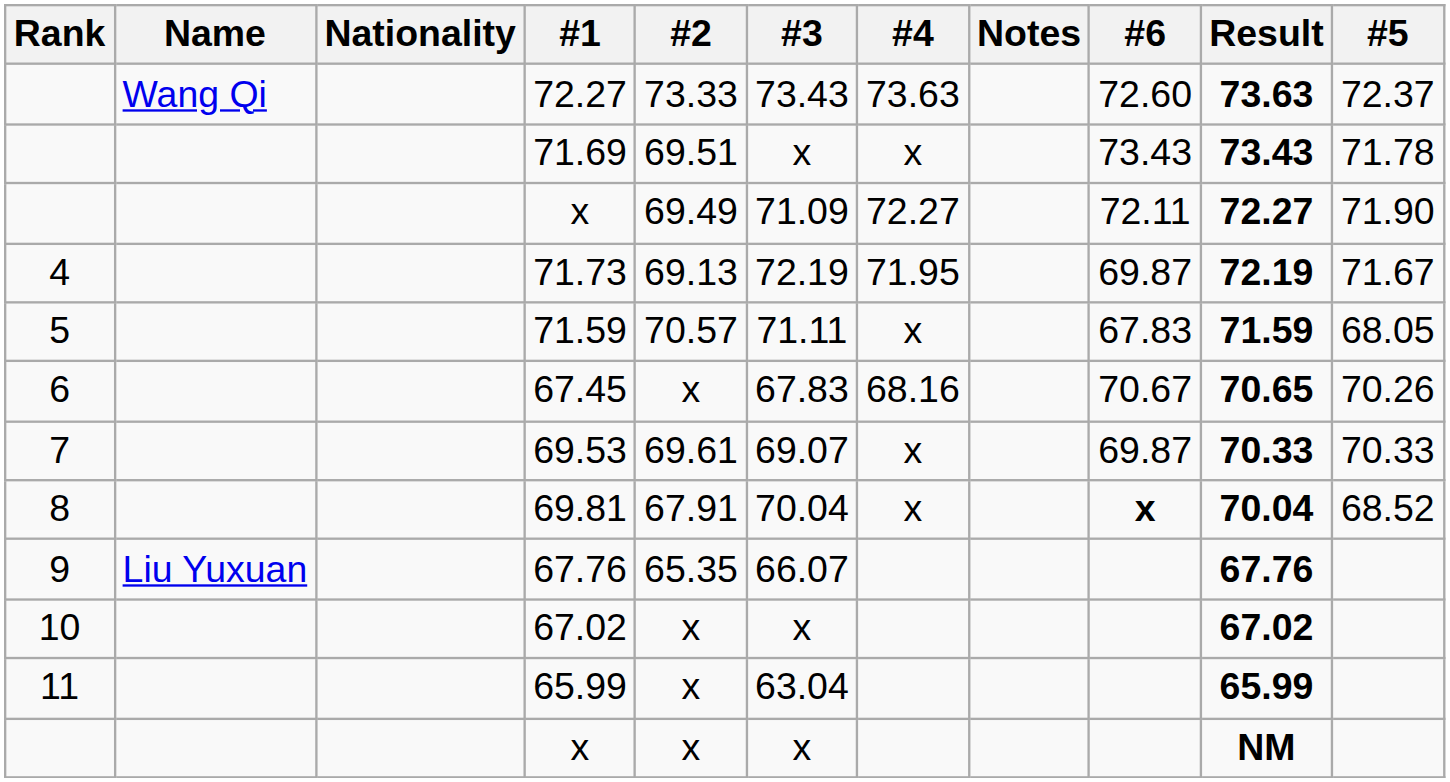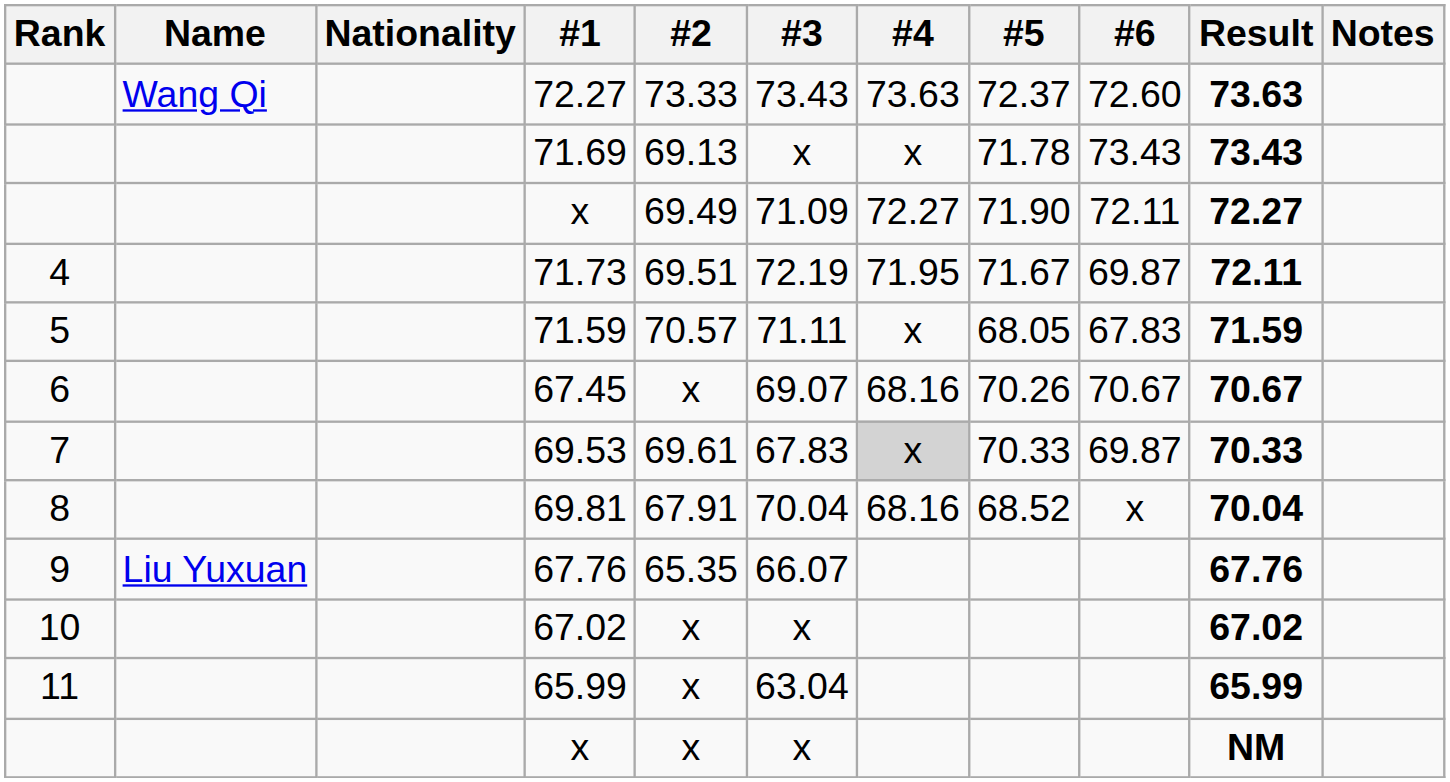columns swapped: (1388, 34) <-> (1029, 34)
(691, 152) 69.51 -> (691, 152) 69.13
(691, 271) 69.13 -> (691, 271) 69.51
(1266, 271) 72.19 -> (1256, 271) 72.11
(802, 390) 67.83 -> (802, 390) 69.07
(1266, 390) 70.65 -> (1256, 390) 70.67
(802, 449) 69.07 -> (802, 449) 67.83
(913, 449) no background -> (913, 449) lightgrey background
(913, 509) x -> (913, 509) 68.16
(1145, 509) bold -> (1135, 509) normal
